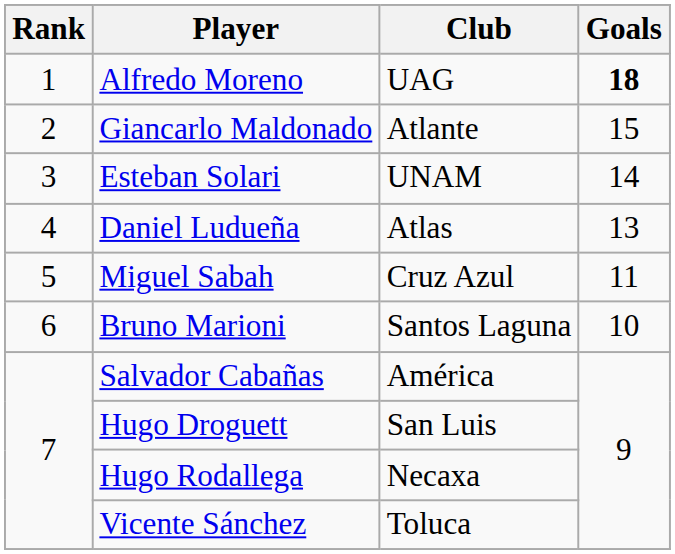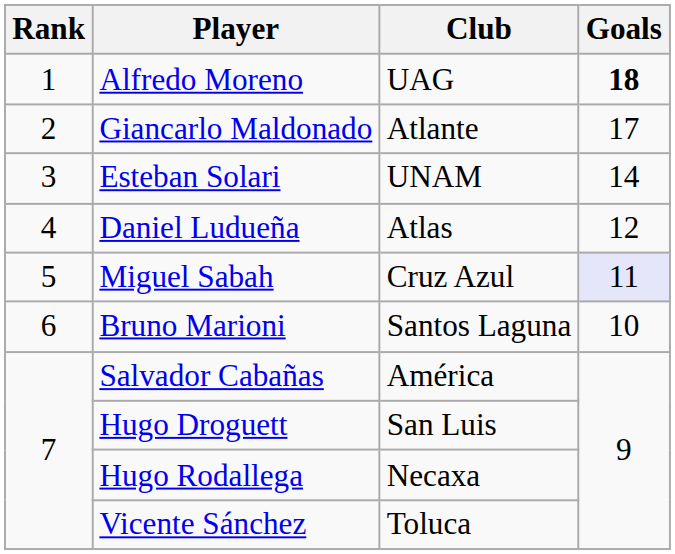(624, 128) 15 -> (624, 128) 17
(624, 227) 13 -> (624, 227) 12
(624, 276) no background -> (624, 276) lavender background
